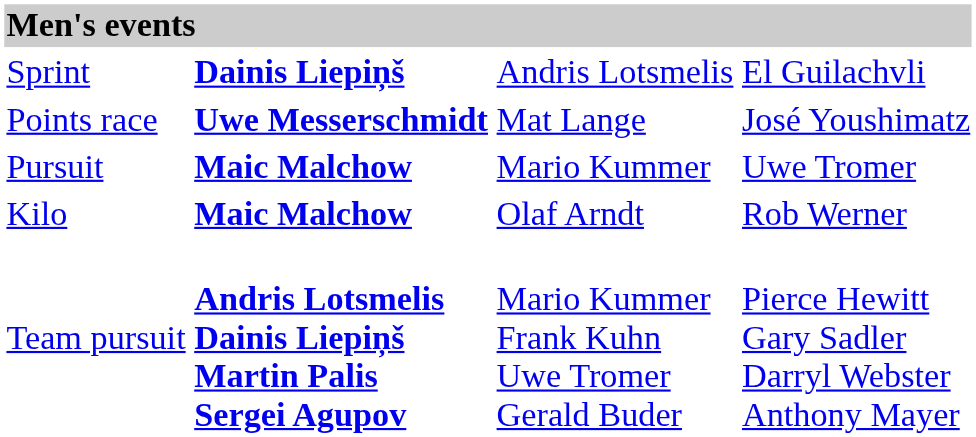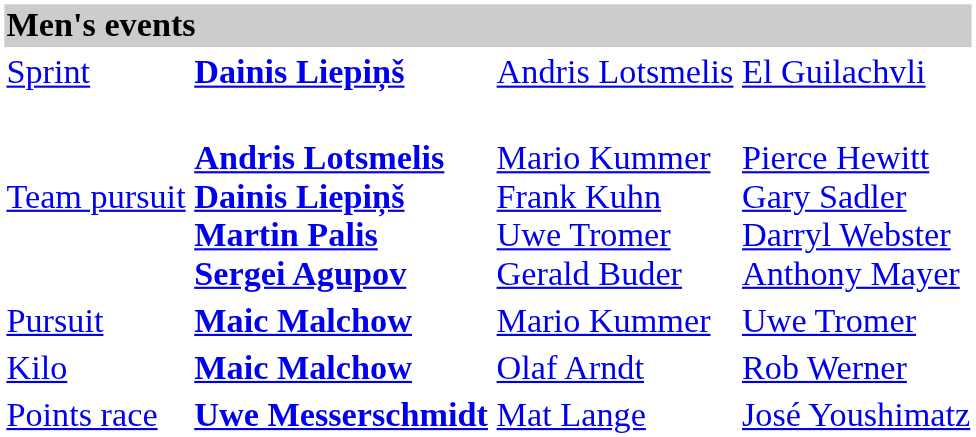rows swapped: (82, 119) <-> (96, 337)
